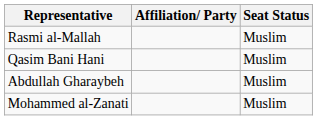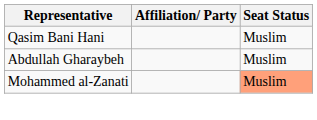- row: (54, 37)
(265, 103) no background -> (265, 81) lightsalmon background
